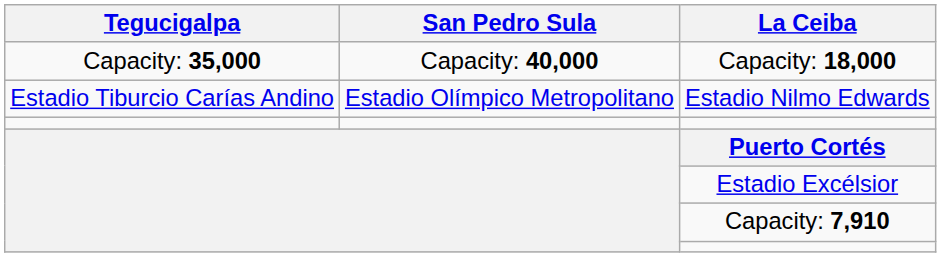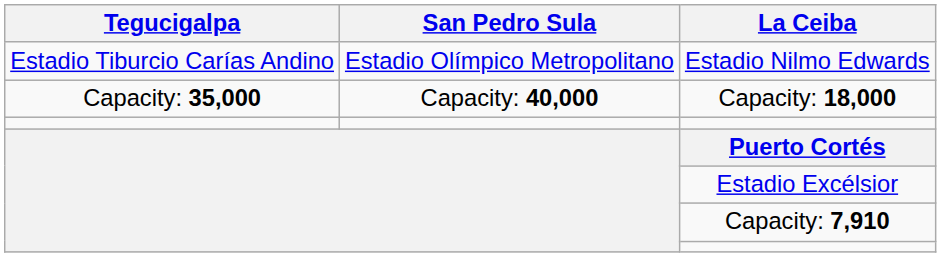rows swapped: (172, 98) <-> (172, 60)
